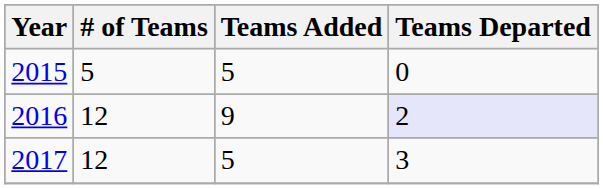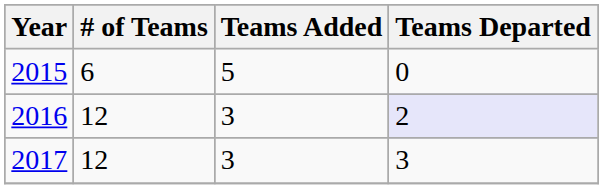(87, 71) 5 -> (87, 71) 6
(228, 115) 9 -> (228, 115) 3
(228, 159) 5 -> (228, 159) 3
